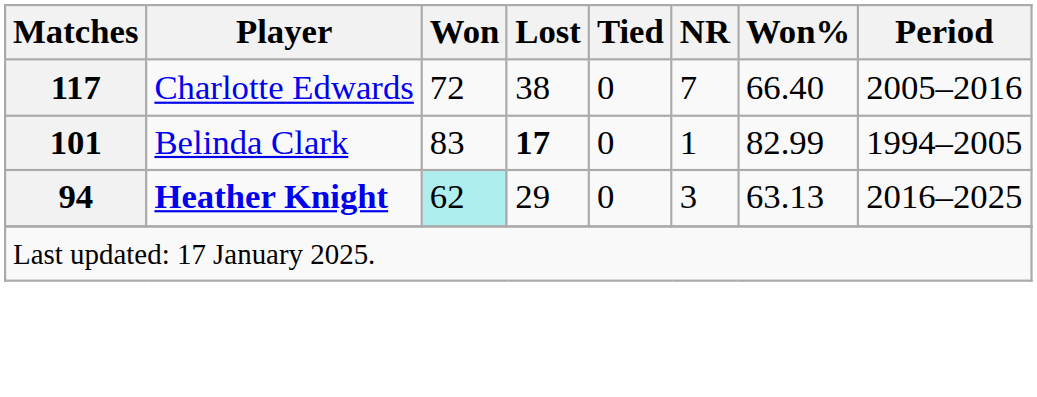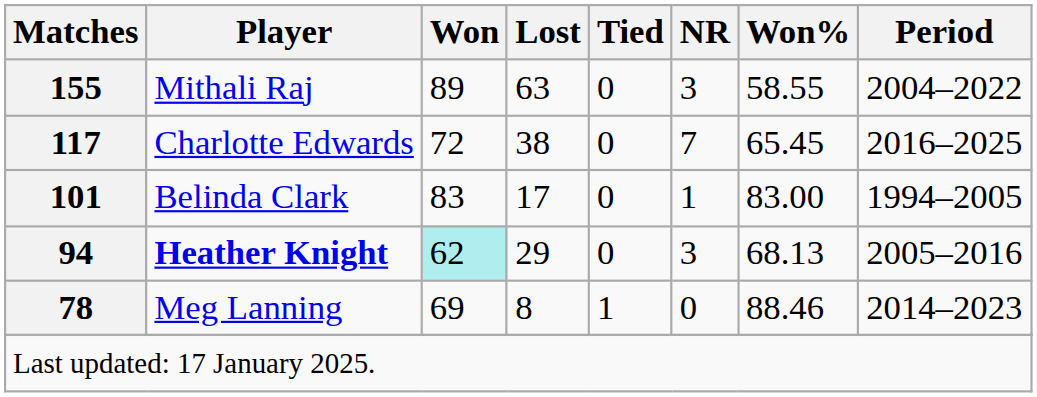+ row: (234, 87)
(785, 87) 66.40 -> (785, 142) 65.45
(944, 87) 2005–2016 -> (944, 142) 2016–2025
(533, 142) bold -> (533, 197) normal
(785, 142) 82.99 -> (785, 197) 83.00
(785, 197) 63.13 -> (785, 252) 68.13
(944, 197) 2016–2025 -> (944, 252) 2005–2016
+ row: (248, 307)
